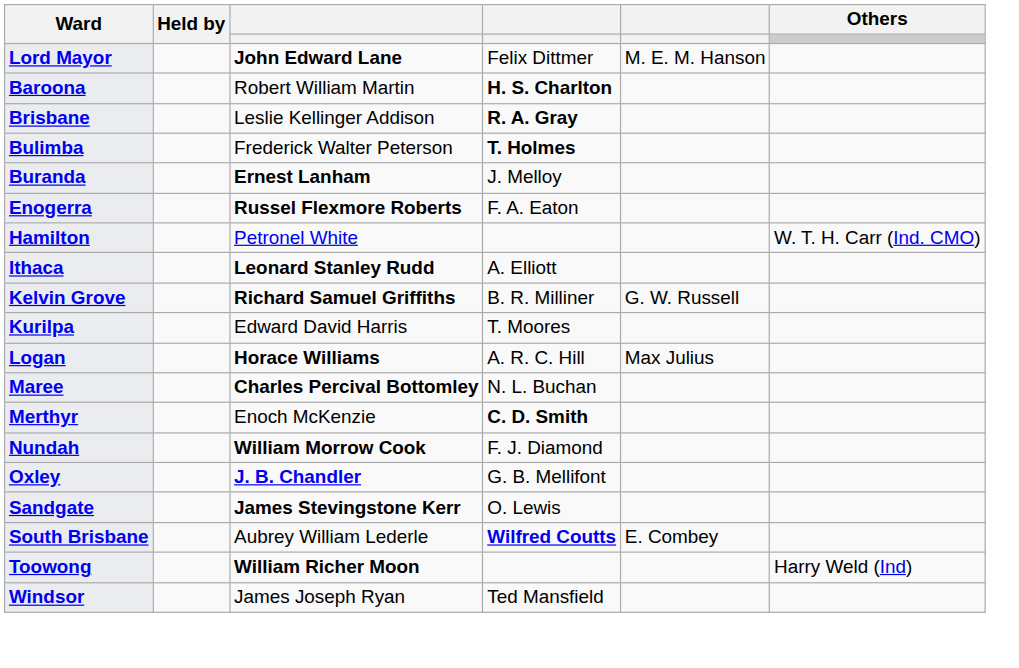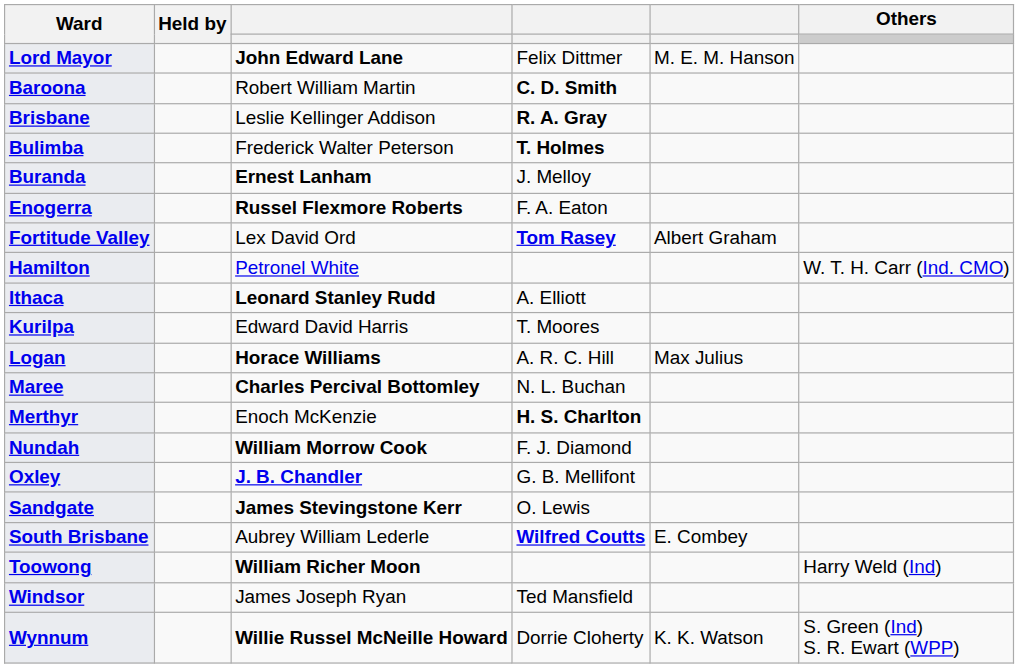(550, 88) H. S. Charlton -> (567, 88) C. D. Smith
+ row: (79, 237)
- row: (67, 297)
(538, 417) C. D. Smith -> (579, 417) H. S. Charlton
+ row: (49, 637)
